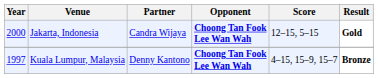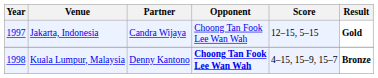(16, 34) 2000 -> (16, 34) 1997
(230, 34) bold -> (228, 34) normal
(16, 60) 1997 -> (16, 60) 1998
